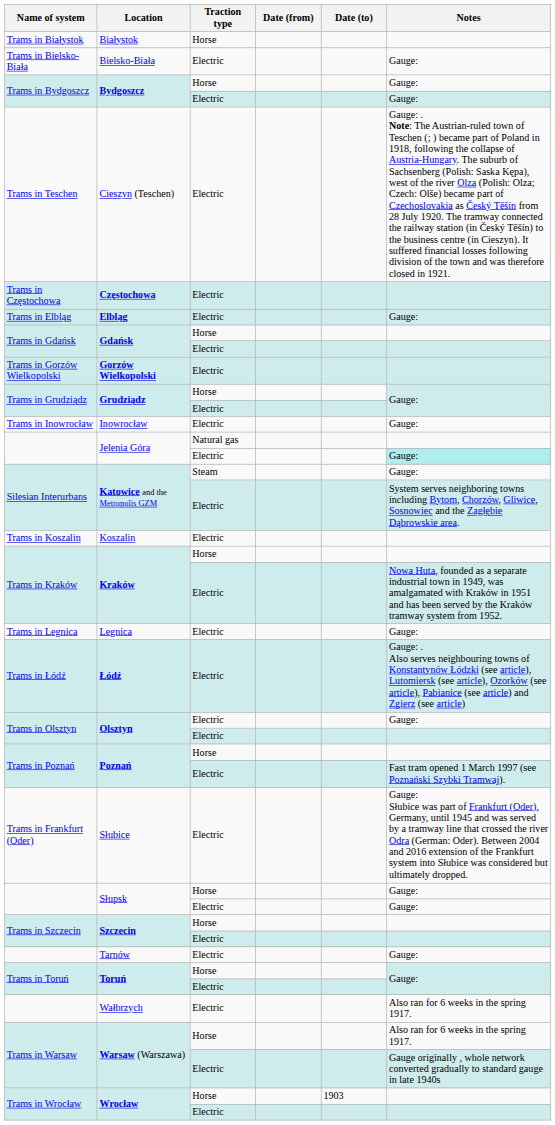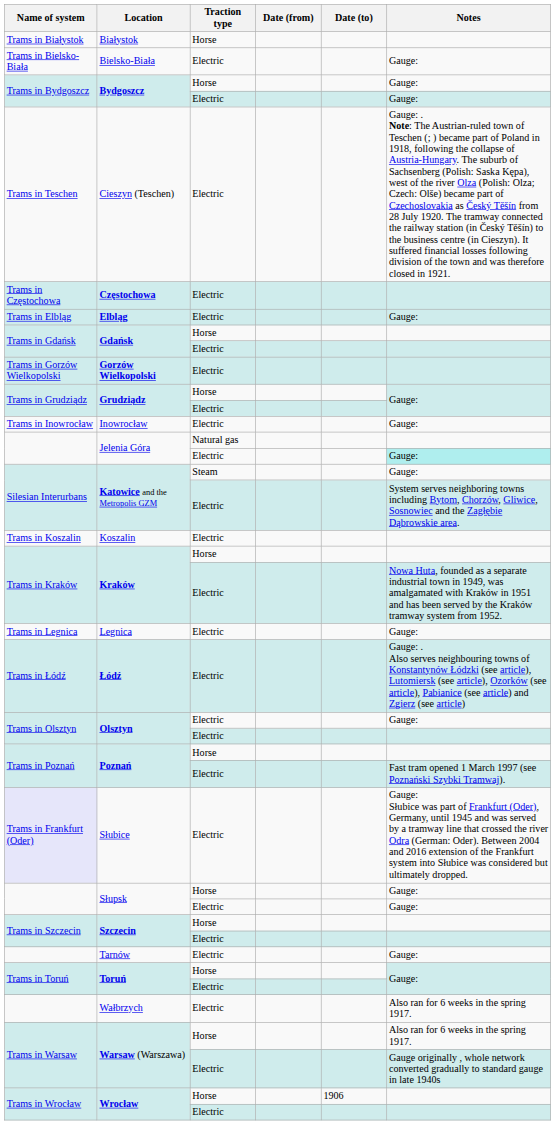(45, 835) no background -> (45, 835) lavender background
(333, 1096) 1903 -> (333, 1096) 1906
